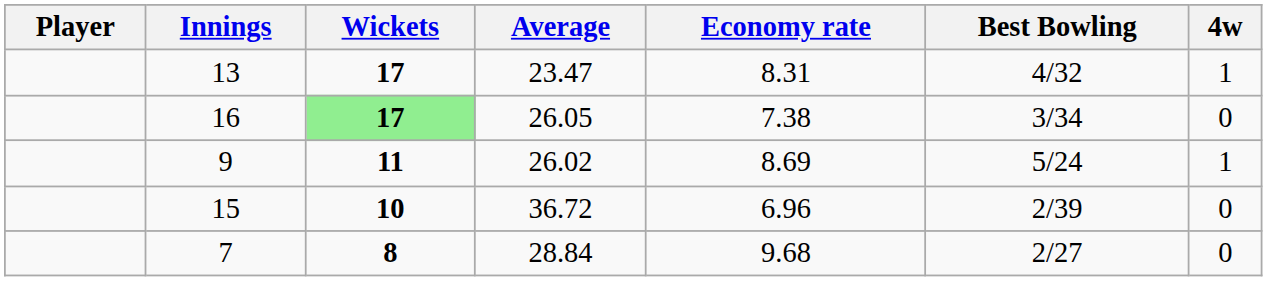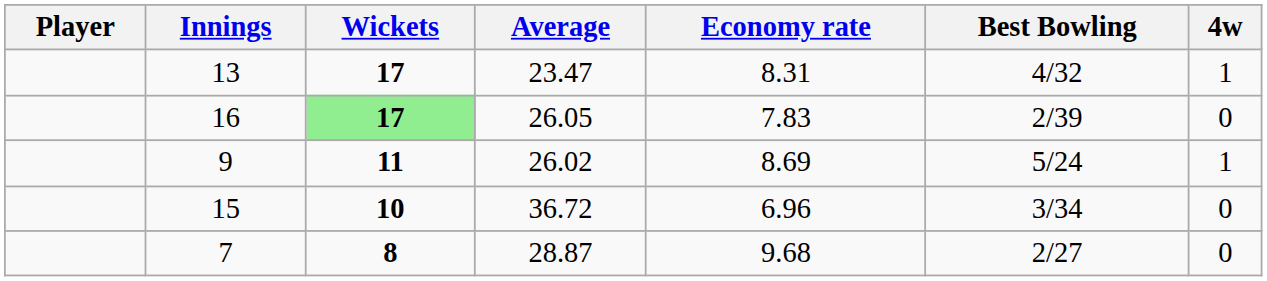(786, 117) 7.38 -> (786, 117) 7.83
(1057, 117) 3/34 -> (1057, 117) 2/39
(1057, 207) 2/39 -> (1057, 207) 3/34
(561, 252) 28.84 -> (561, 252) 28.87
